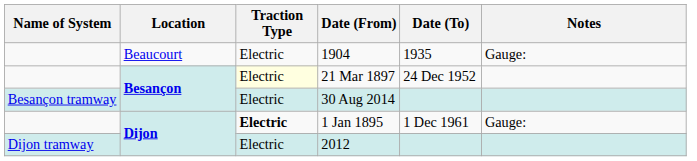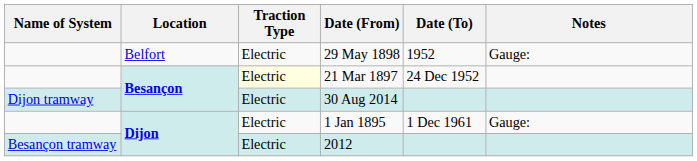- row: (336, 54)
+ row: (362, 54)
(62, 99) Besançon tramway -> (51, 99) Dijon tramway
(263, 122) bold -> (264, 122) normal
(51, 144) Dijon tramway -> (62, 144) Besançon tramway
